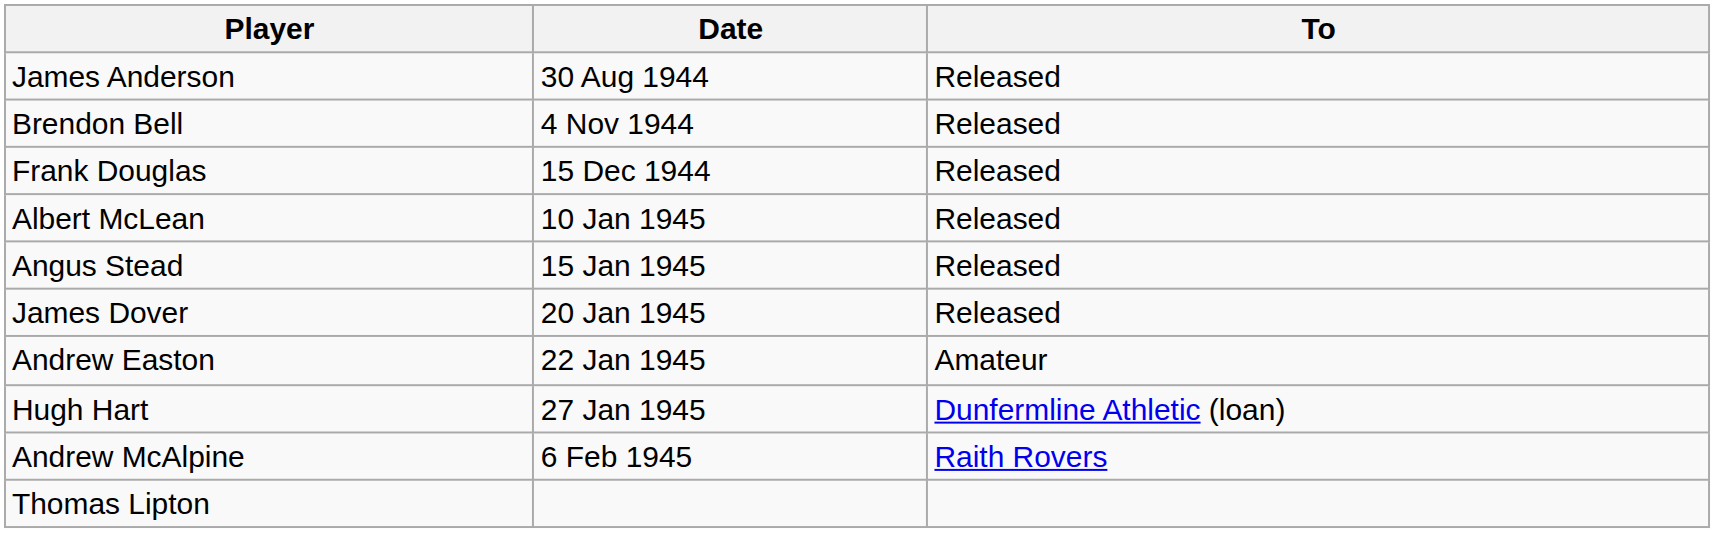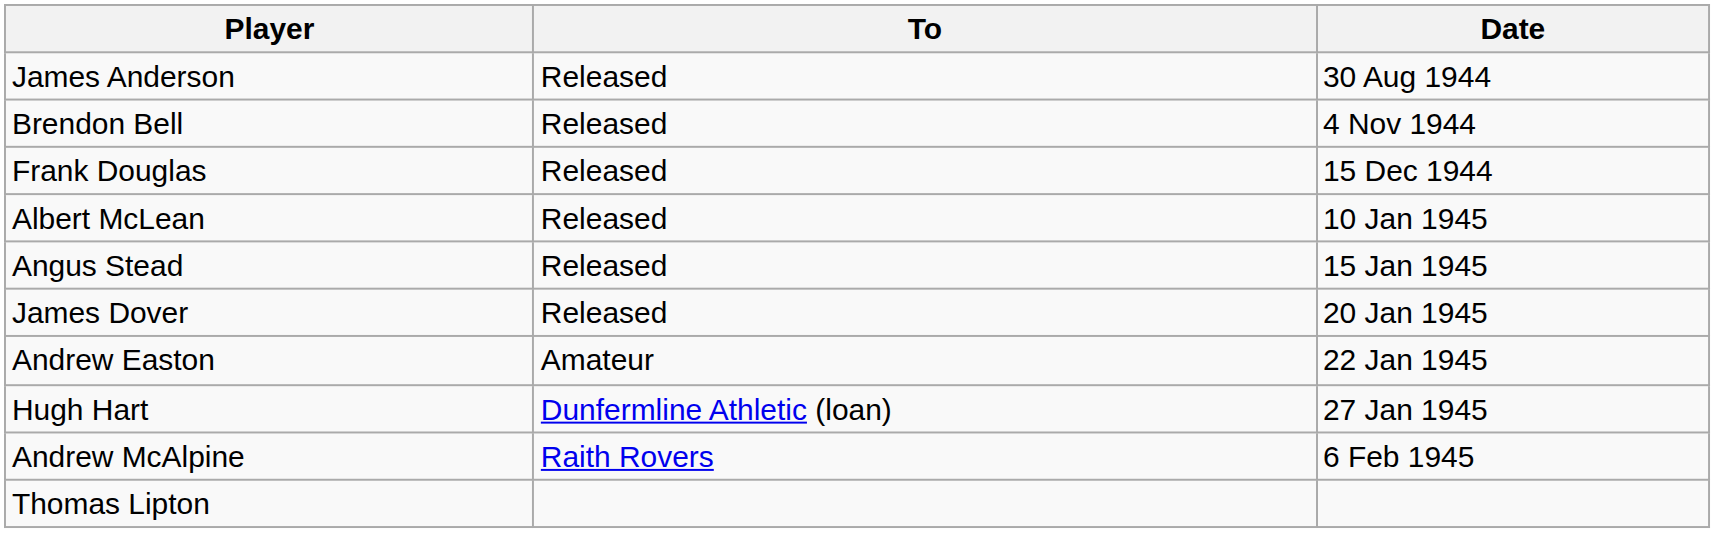columns swapped: (1319, 29) <-> (731, 29)
